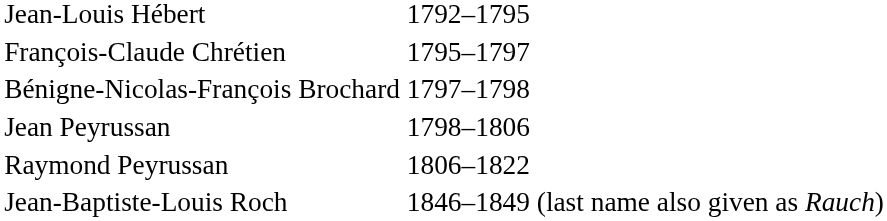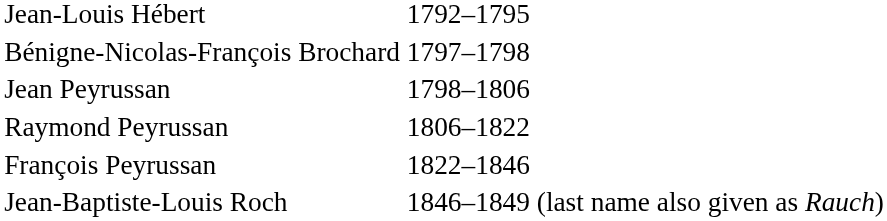- row: (145, 51)
+ row: (110, 164)
